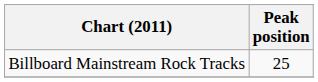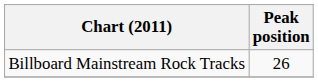(281, 63) 25 -> (281, 63) 26
